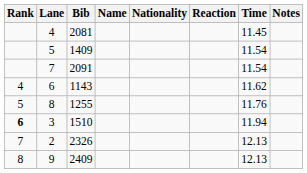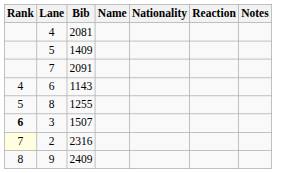- column: (254, 13)
(81, 123) 1510 -> (81, 123) 1507
(20, 141) no background -> (20, 141) lightyellow background
(81, 141) 2326 -> (81, 141) 2316
